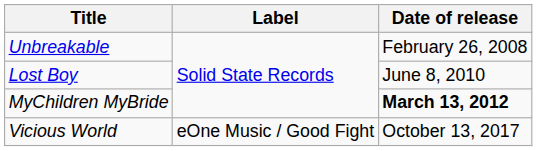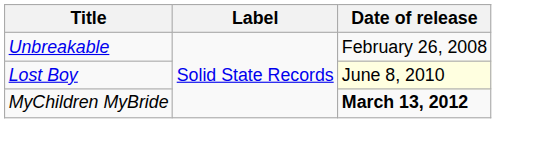(434, 74) no background -> (393, 74) lightyellow background
- row: (63, 131)
